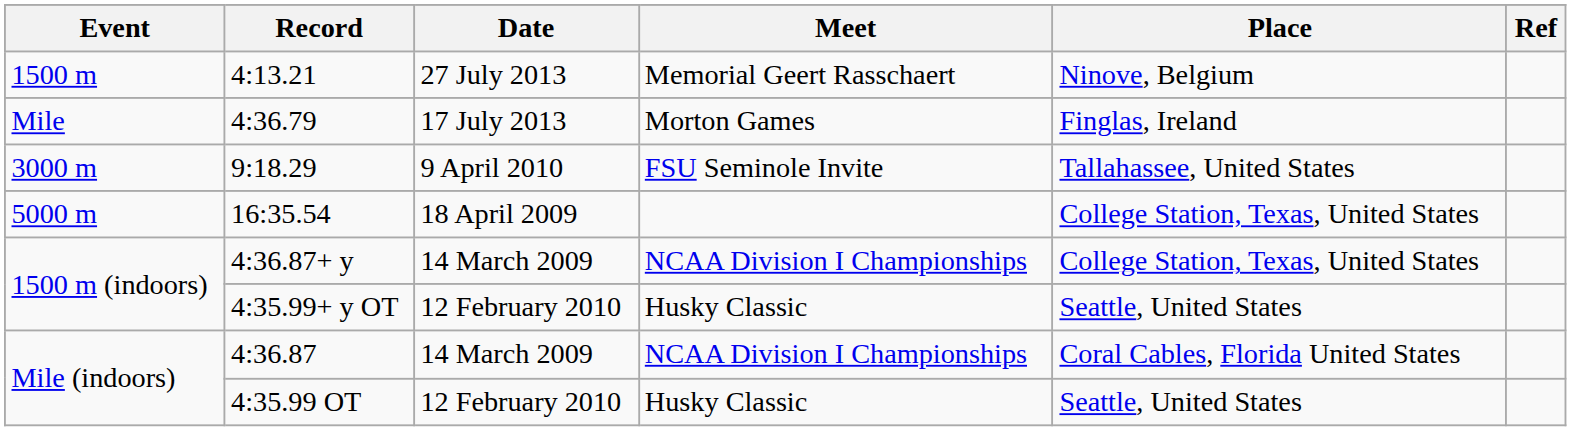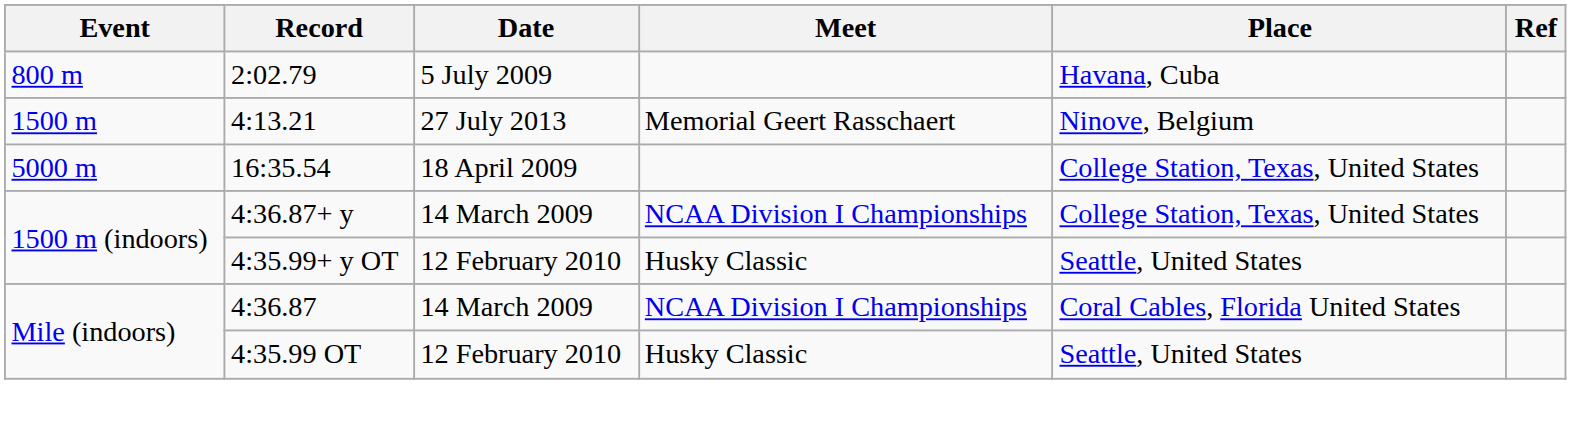+ row: (274, 74)
- row: (274, 121)
- row: (274, 167)
